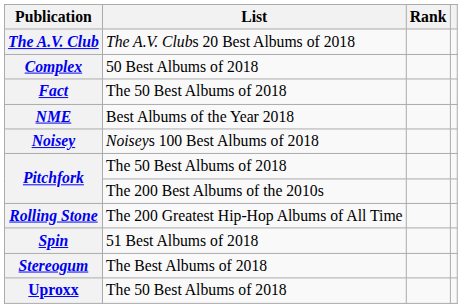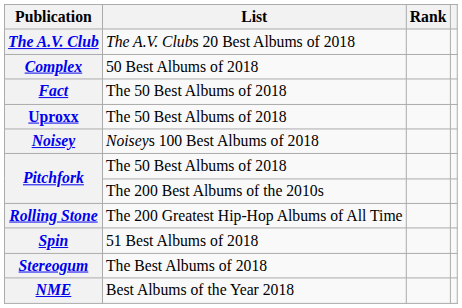rows swapped: (53, 116) <-> (53, 290)
